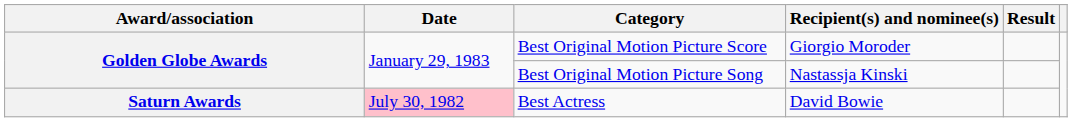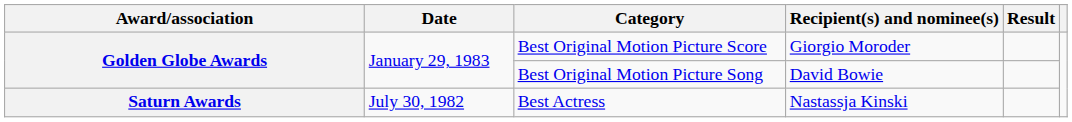(849, 74) Nastassja Kinski -> (836, 74) David Bowie
(416, 102) pink background -> (416, 102) no background
(836, 102) David Bowie -> (849, 102) Nastassja Kinski
